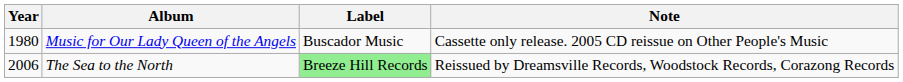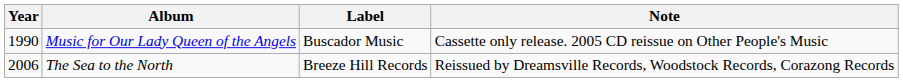(23, 41) 1980 -> (23, 41) 1990
(365, 65) lightgreen background -> (365, 65) no background
